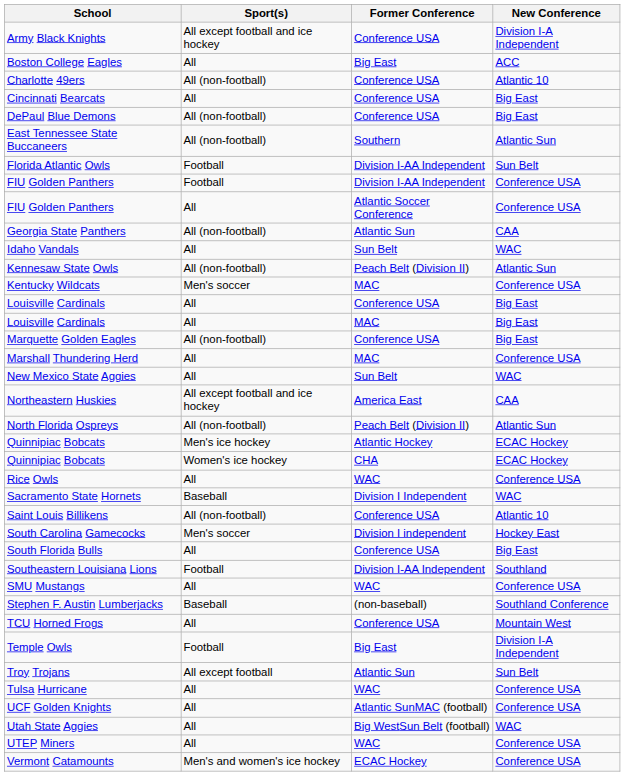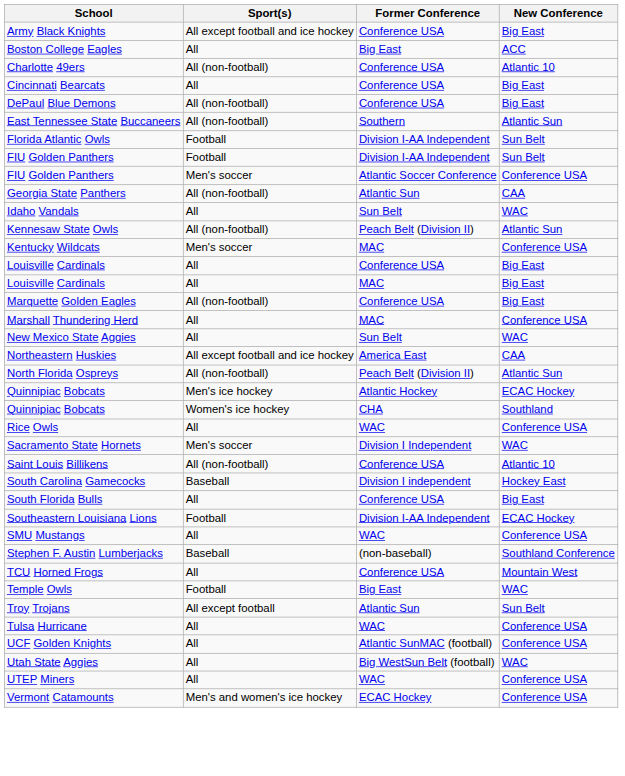(527, 37) Division I-A Independent -> (523, 31) Big East
(538, 183) Conference USA -> (523, 157) Sun Belt
(190, 207) All -> (219, 175) Men's soccer
(532, 460) ECAC Hockey -> (527, 409) Southland
(205, 497) Baseball -> (219, 445) Men's soccer
(217, 533) Men's soccer -> (207, 481) Baseball
(521, 569) Southland -> (538, 517) ECAC Hockey
(527, 647) Division I-A Independent -> (515, 590) WAC
